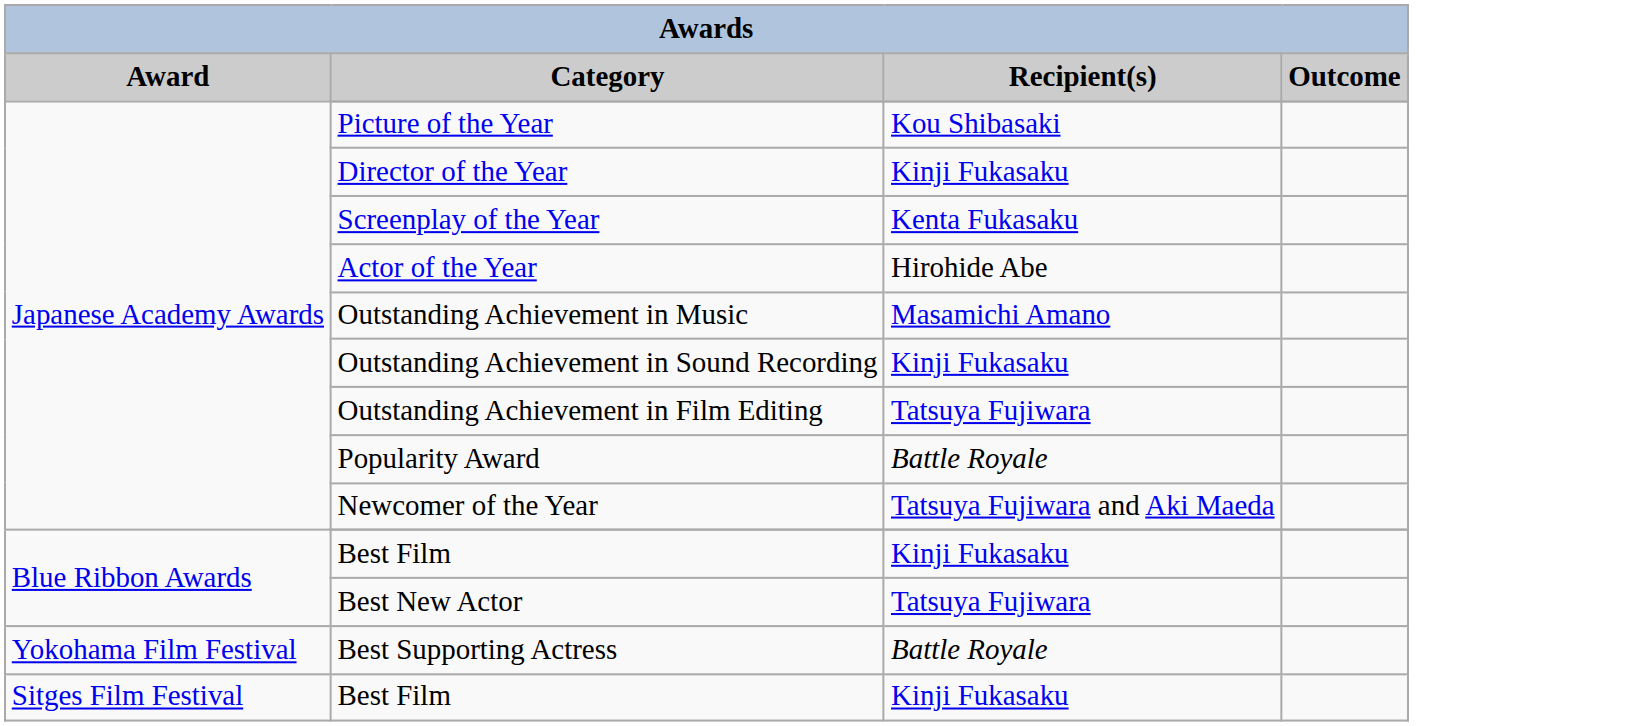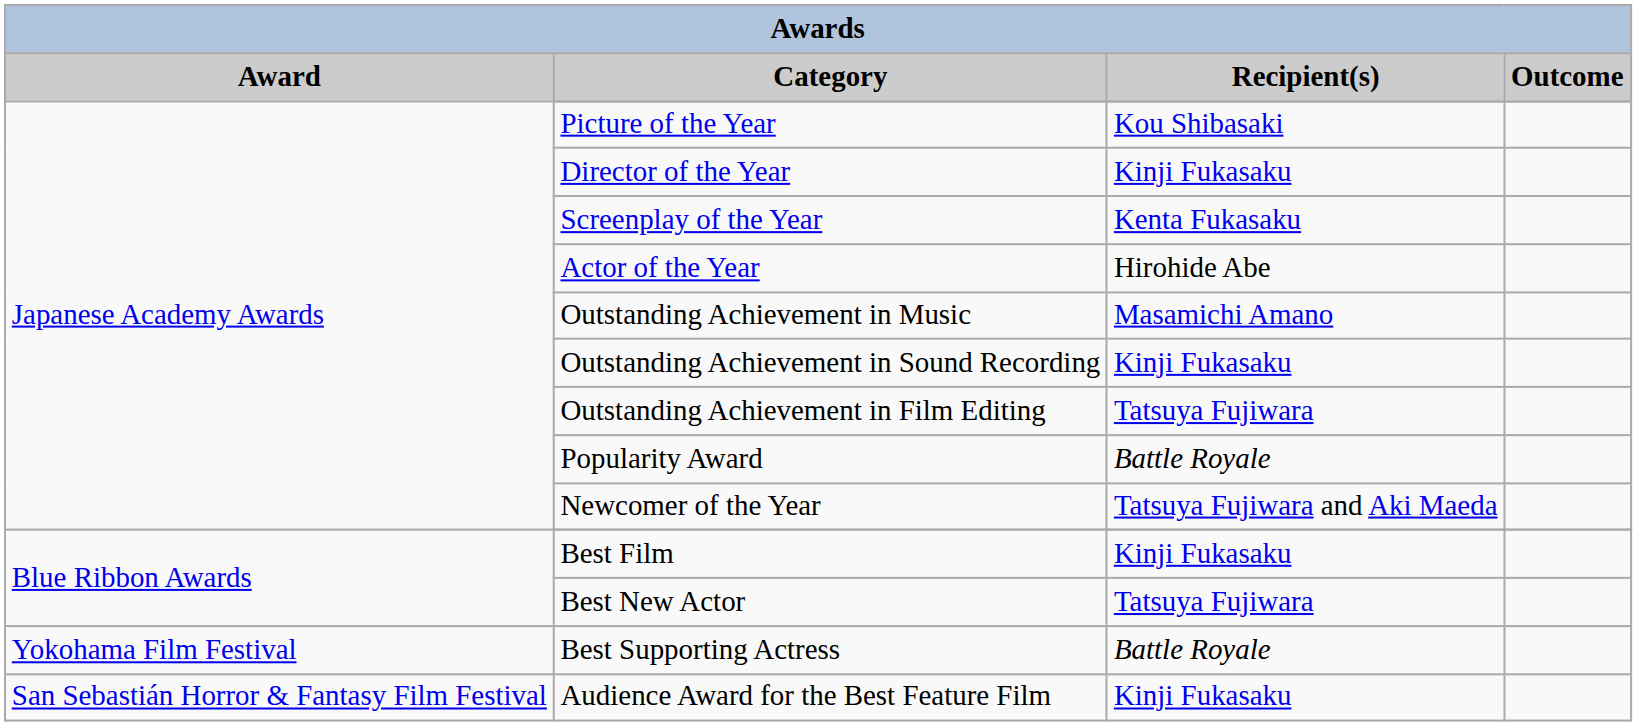+ row: (279, 697)
- row: (128, 697)
